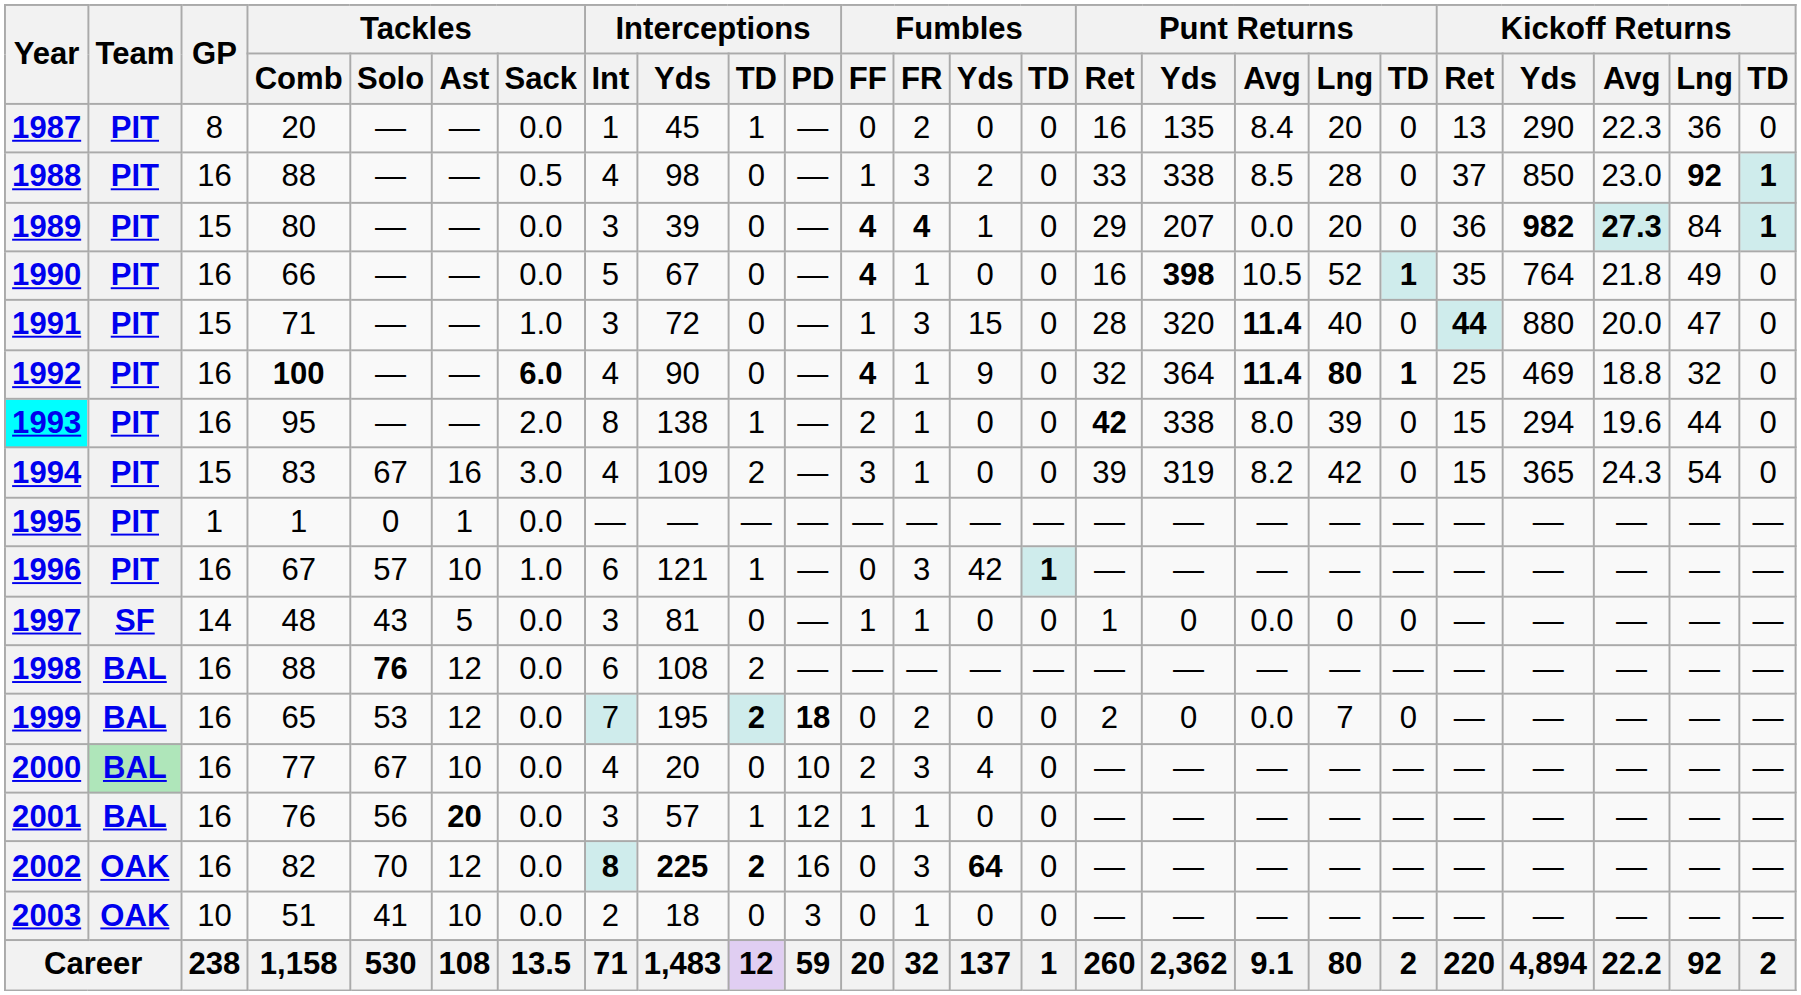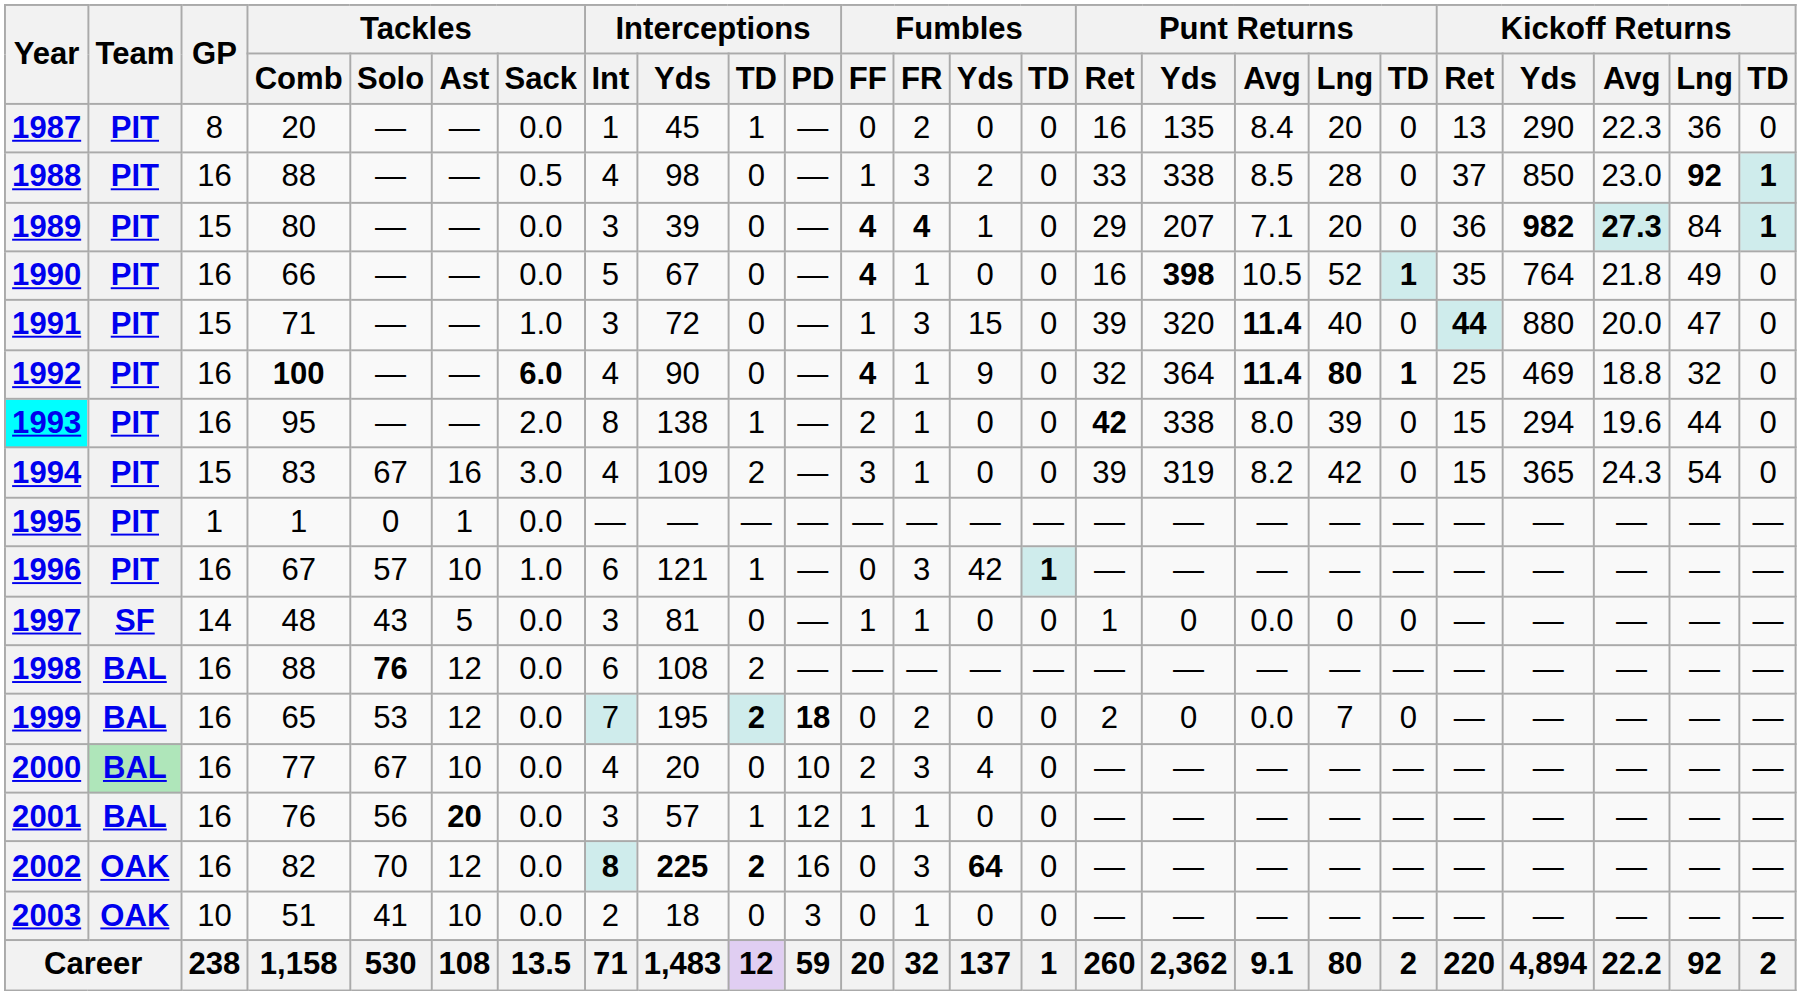(1272, 226) 0.0 -> (1272, 226) 7.1
(1110, 324) 28 -> (1110, 324) 39
